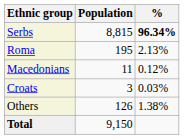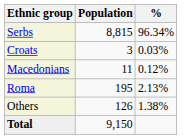(157, 32) bold -> (156, 32) normal
rows swapped: (21, 50) <-> (22, 87)
